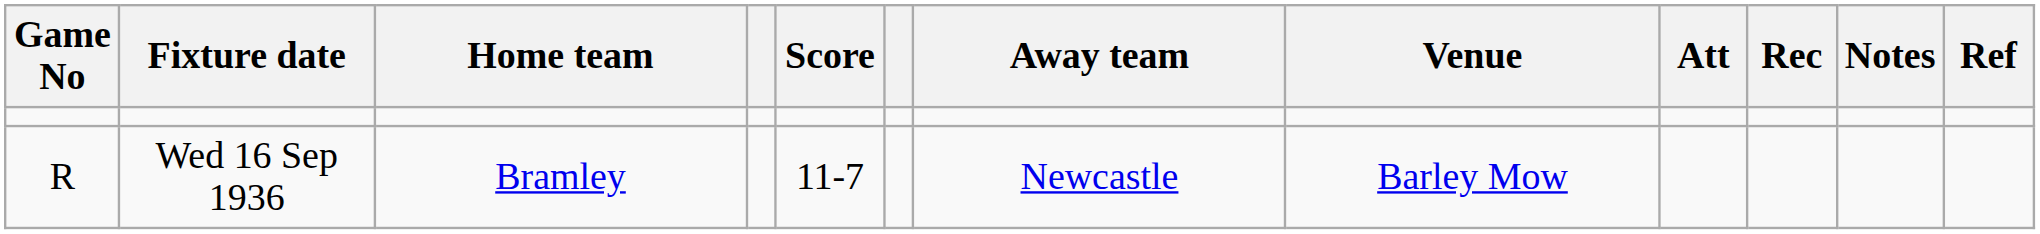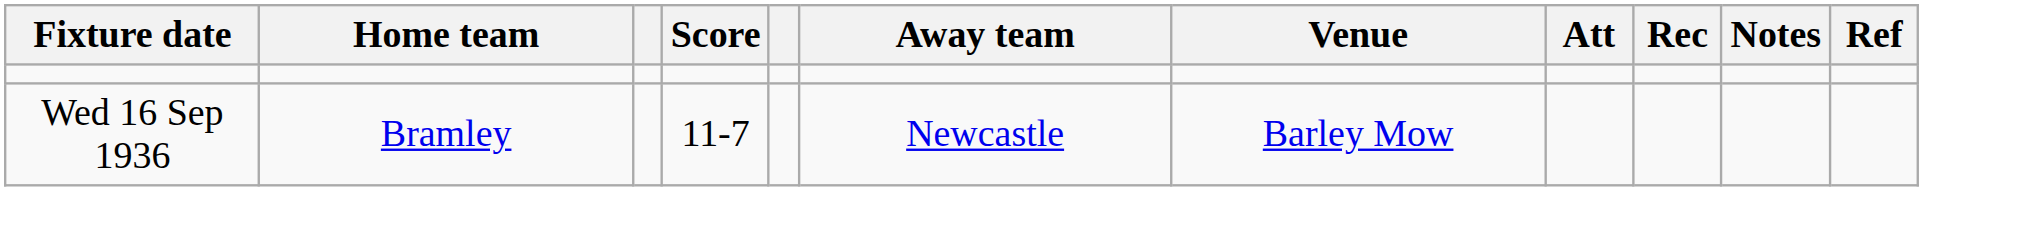- column: (62, 55)
